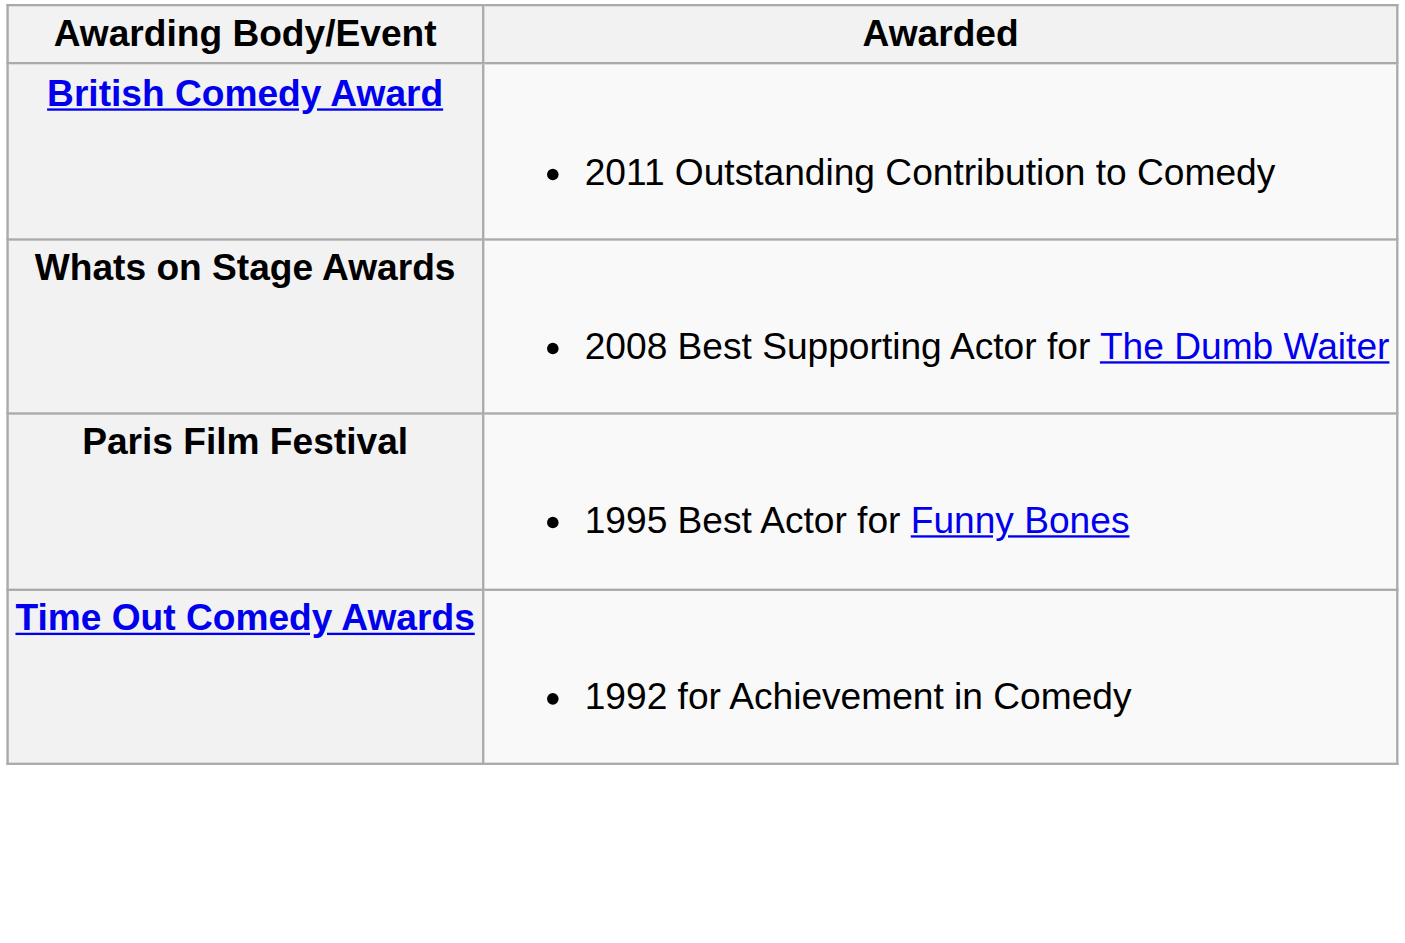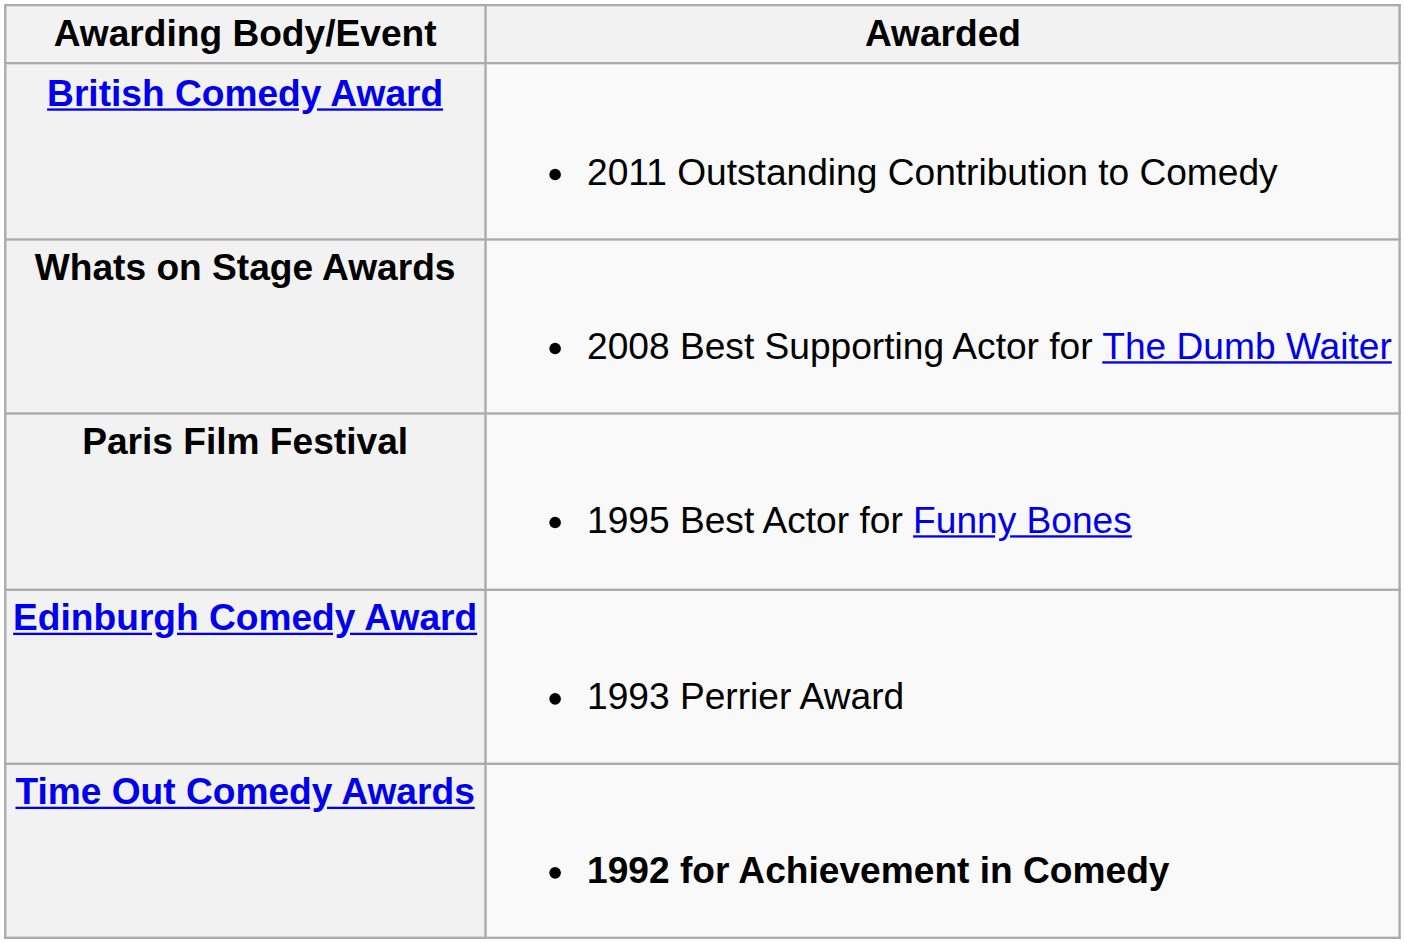+ row: (245, 617)
(941, 697) normal -> (943, 872) bold
